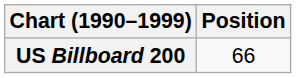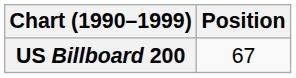(244, 55) 66 -> (244, 55) 67
